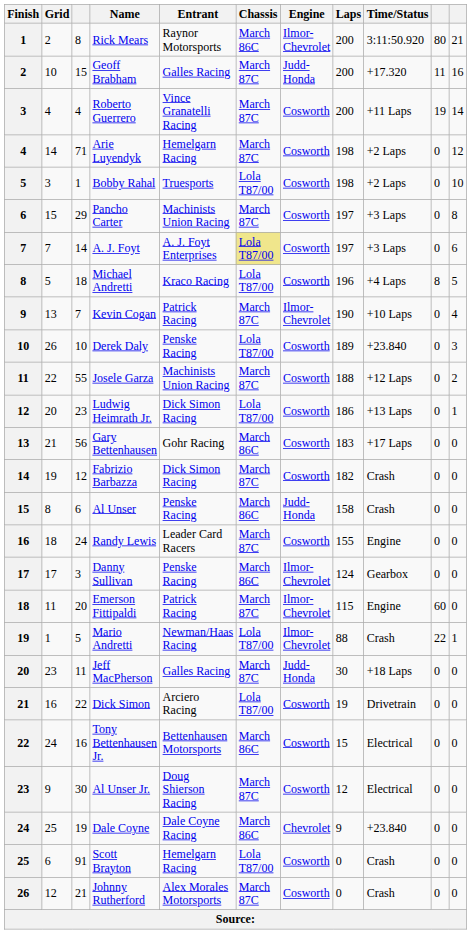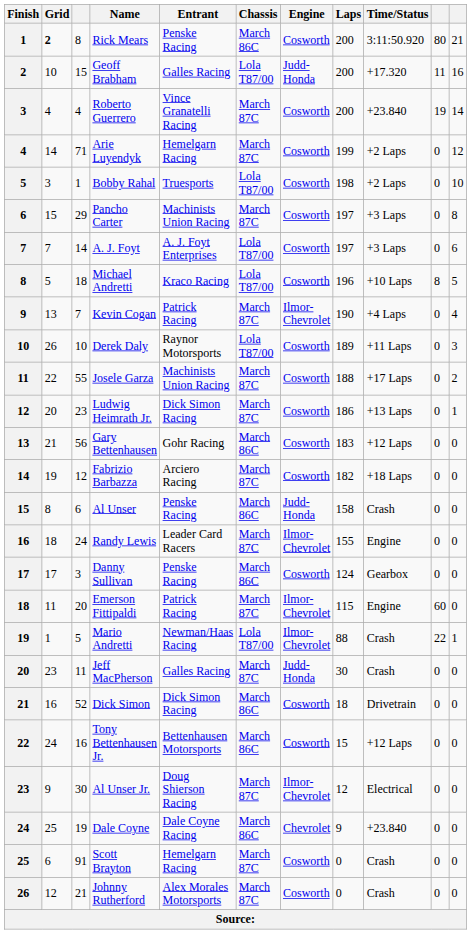(48, 39) normal -> (48, 39) bold
(192, 39) Raynor Motorsports -> (180, 39) Penske Racing
(307, 39) Ilmor-Chevrolet -> (306, 39) Cosworth
(254, 72) March 87C -> (256, 72) Lola T87/00
(389, 111) +11 Laps -> (387, 111) +23.840
(345, 150) 198 -> (345, 150) 199
(256, 248) khaki background -> (256, 248) no background
(386, 281) +4 Laps -> (389, 281) +10 Laps
(389, 313) +10 Laps -> (386, 313) +4 Laps
(180, 346) Penske Racing -> (192, 346) Raynor Motorsports
(387, 346) +23.840 -> (389, 346) +11 Laps
(389, 378) +12 Laps -> (389, 378) +17 Laps
(256, 411) Lola T87/00 -> (254, 411) March 87C
(389, 443) +17 Laps -> (389, 443) +12 Laps
(191, 476) Dick Simon Racing -> (181, 476) Arciero Racing
(381, 476) Crash -> (389, 476) +18 Laps
(306, 541) Cosworth -> (307, 541) Ilmor-Chevrolet
(307, 573) Ilmor-Chevrolet -> (306, 573) Cosworth
(389, 671) +18 Laps -> (381, 671) Crash
(81, 703) 22 -> (81, 703) 52
(181, 703) Arciero Racing -> (191, 703) Dick Simon Racing
(256, 703) Lola T87/00 -> (254, 703) March 86C
(342, 703) 19 -> (342, 703) 18
(390, 743) Electrical -> (389, 743) +12 Laps
(306, 789) Cosworth -> (307, 789) Ilmor-Chevrolet
(256, 861) Lola T87/00 -> (254, 861) March 87C
